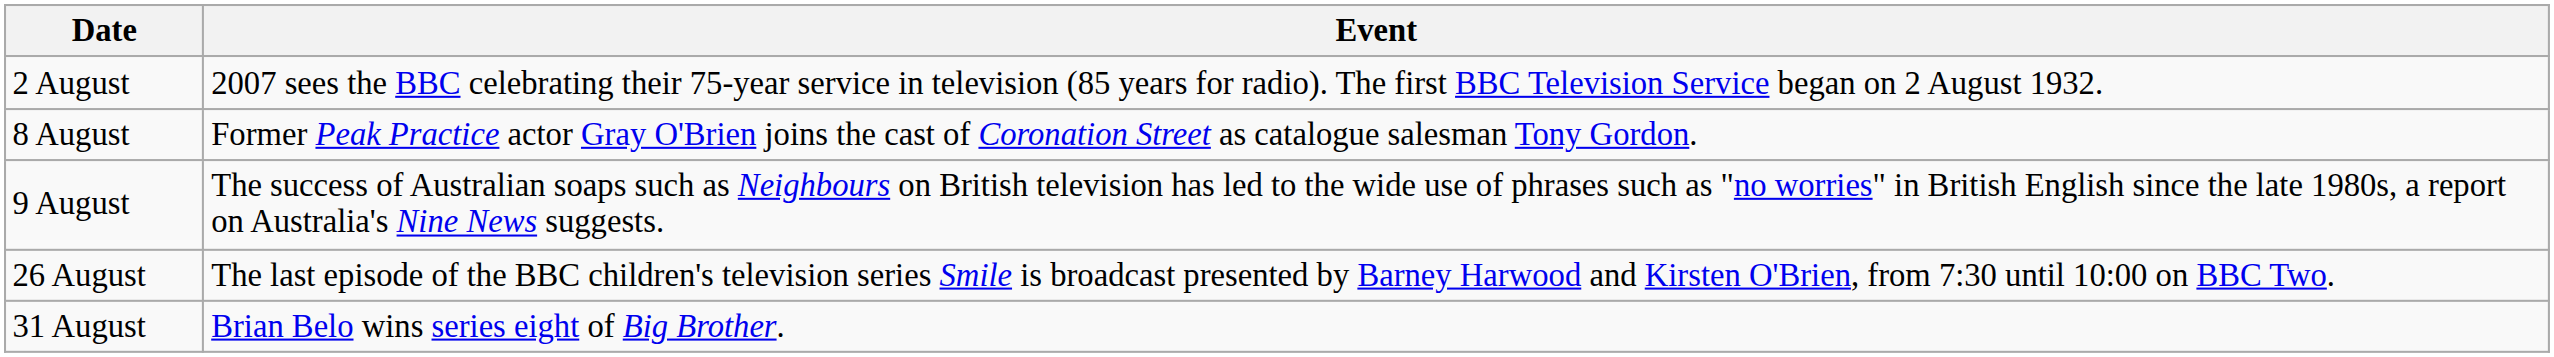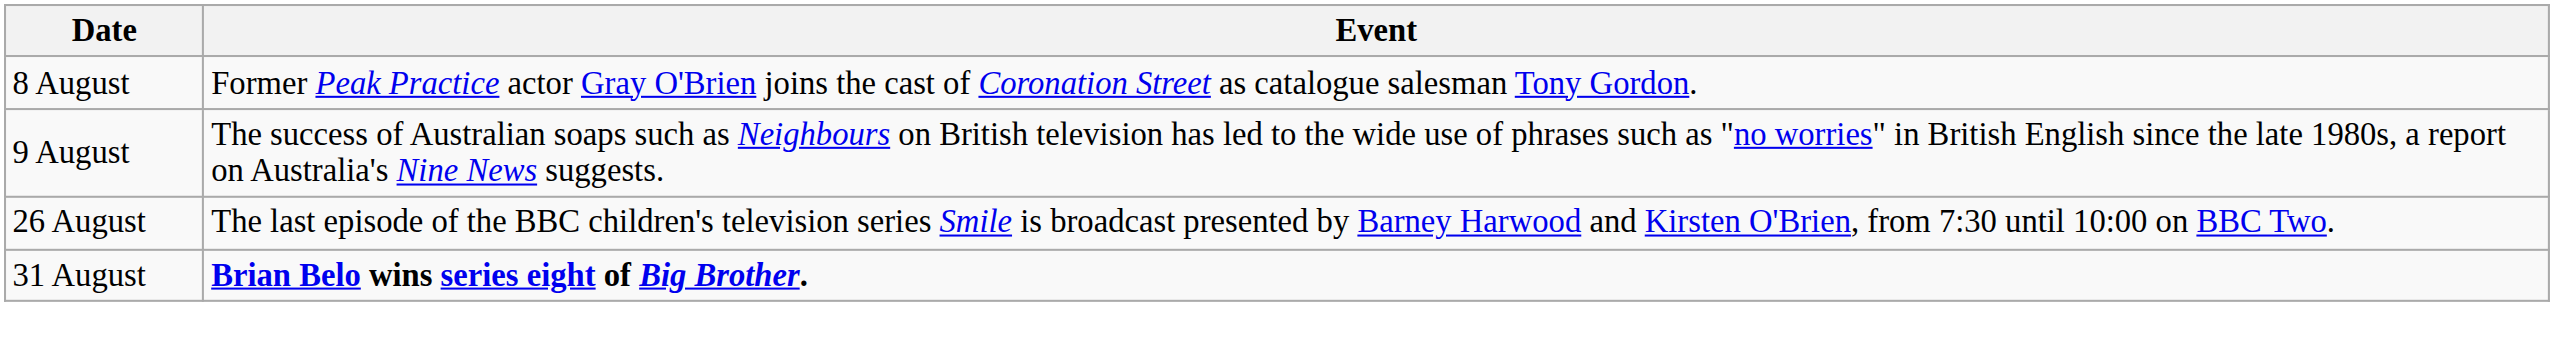- row: (71, 82)
(498, 325) normal -> (510, 274) bold
